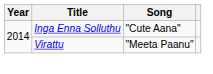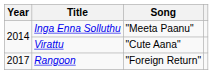(153, 28) "Cute Aana" -> (160, 28) "Meeta Paanu"
(160, 45) "Meeta Paanu" -> (153, 45) "Cute Aana"
+ row: (55, 61)
